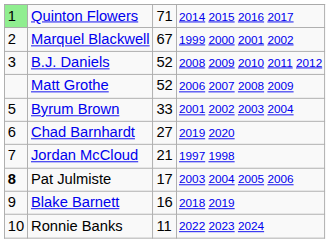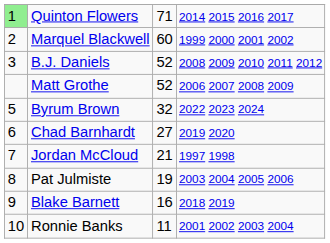(165, 39) 67 -> (165, 39) 60
(165, 109) 33 -> (165, 109) 32
(236, 110) 2001 2002 2003 2004 -> (222, 110) 2022 2023 2024
(12, 179) bold -> (12, 179) normal
(165, 179) 17 -> (165, 179) 19
(222, 226) 2022 2023 2024 -> (236, 226) 2001 2002 2003 2004
